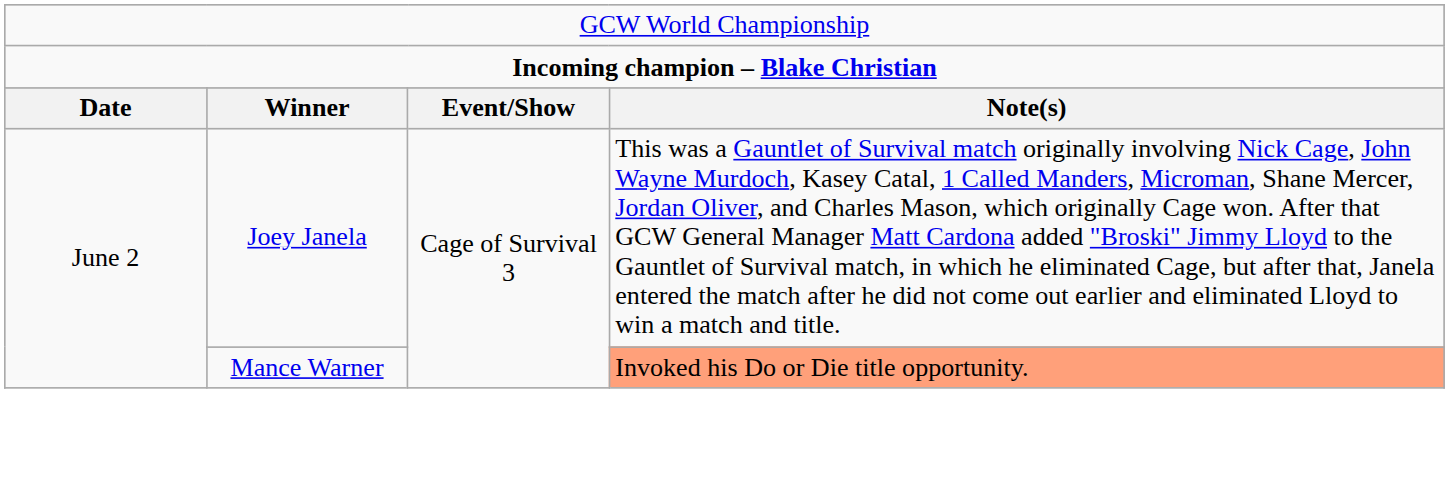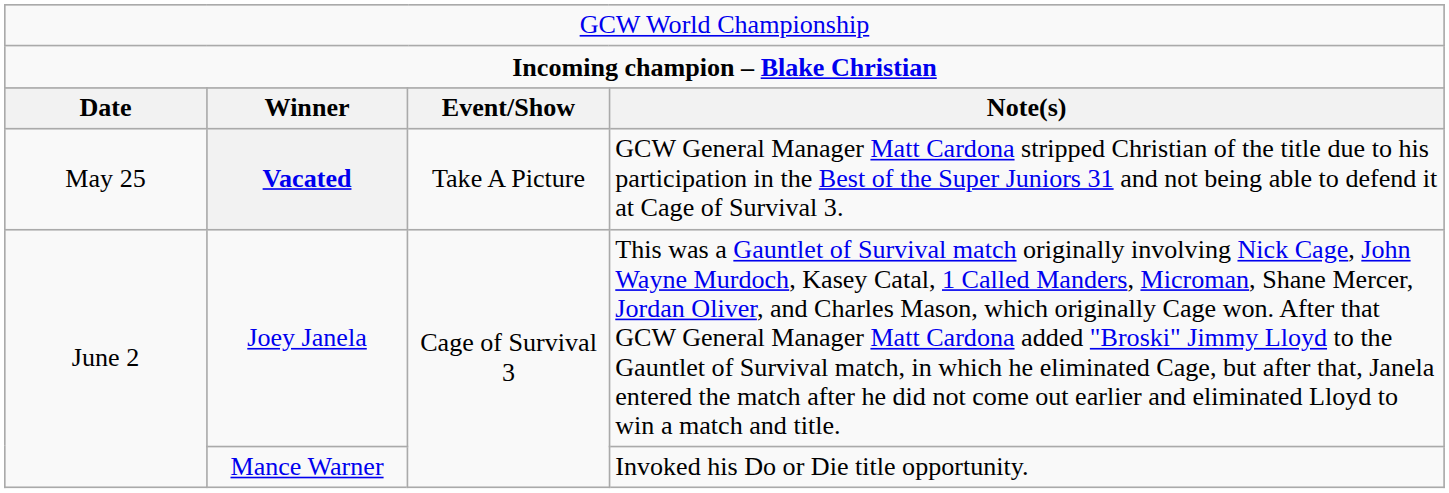+ row: (307, 178)
(822, 366) lightsalmon background -> (822, 466) no background
